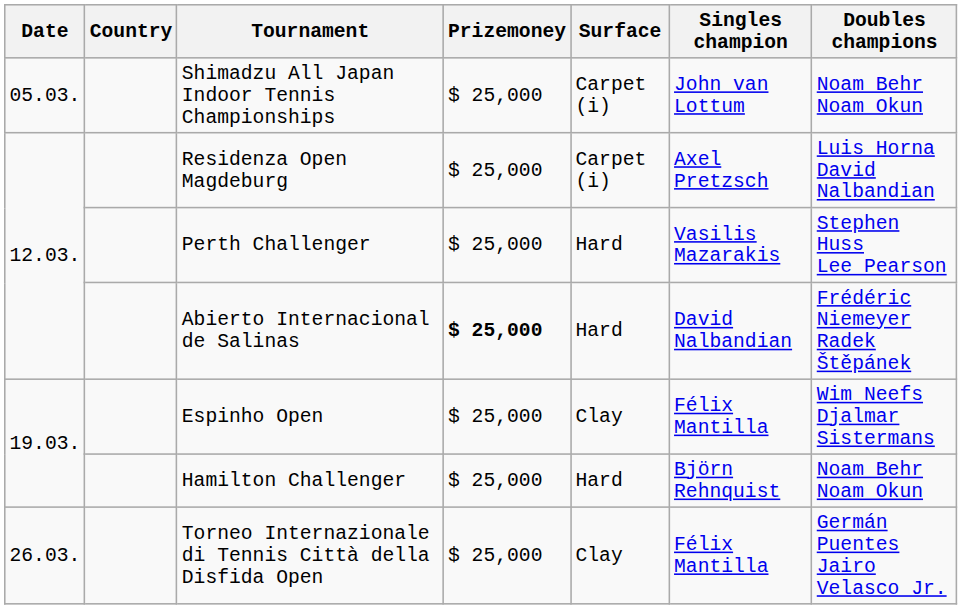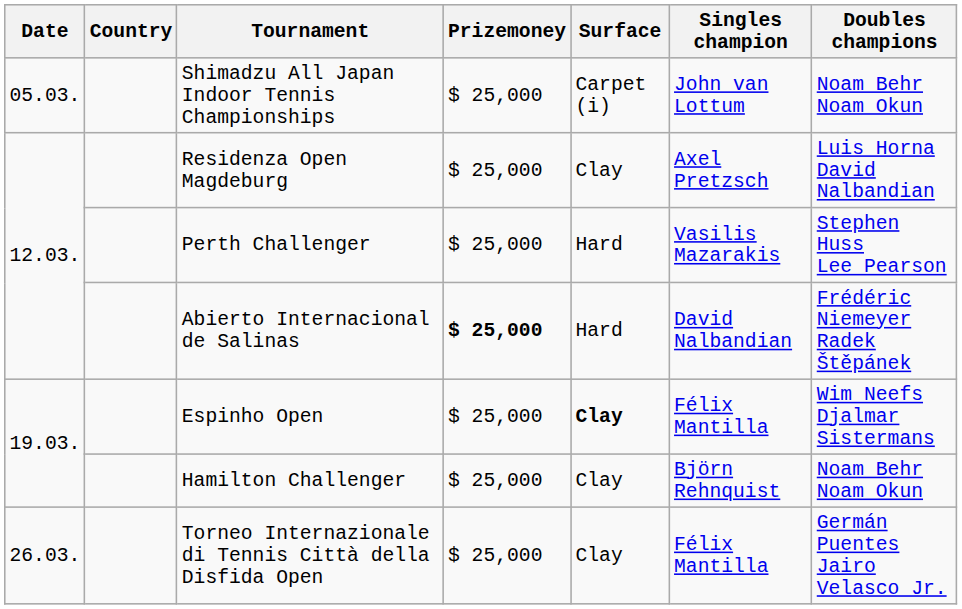(611, 170) Carpet (i) -> (599, 170) Clay
(599, 416) normal -> (599, 416) bold
(599, 481) Hard -> (599, 481) Clay
